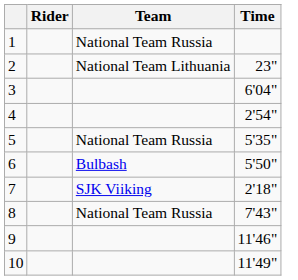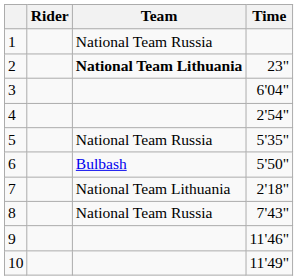(153, 66) normal -> (159, 66) bold
(114, 189) SJK Viiking -> (153, 189) National Team Lithuania
